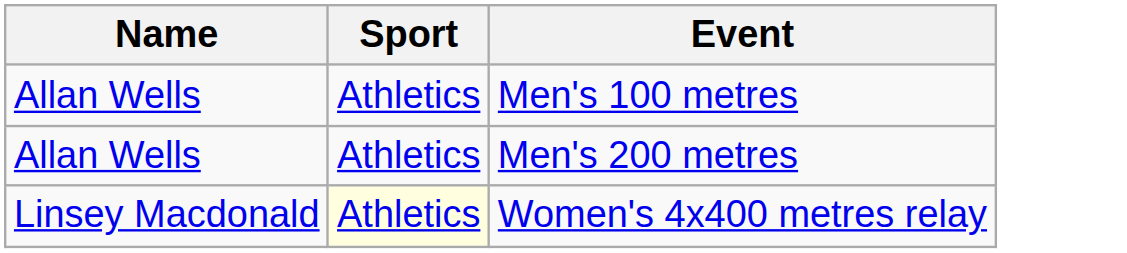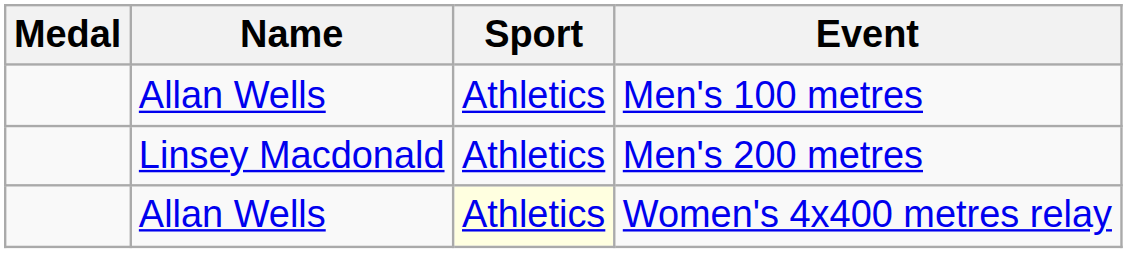+ column: (68, 34)
(107, 154) Allan Wells -> (292, 154) Linsey Macdonald
(167, 214) Linsey Macdonald -> (232, 214) Allan Wells
